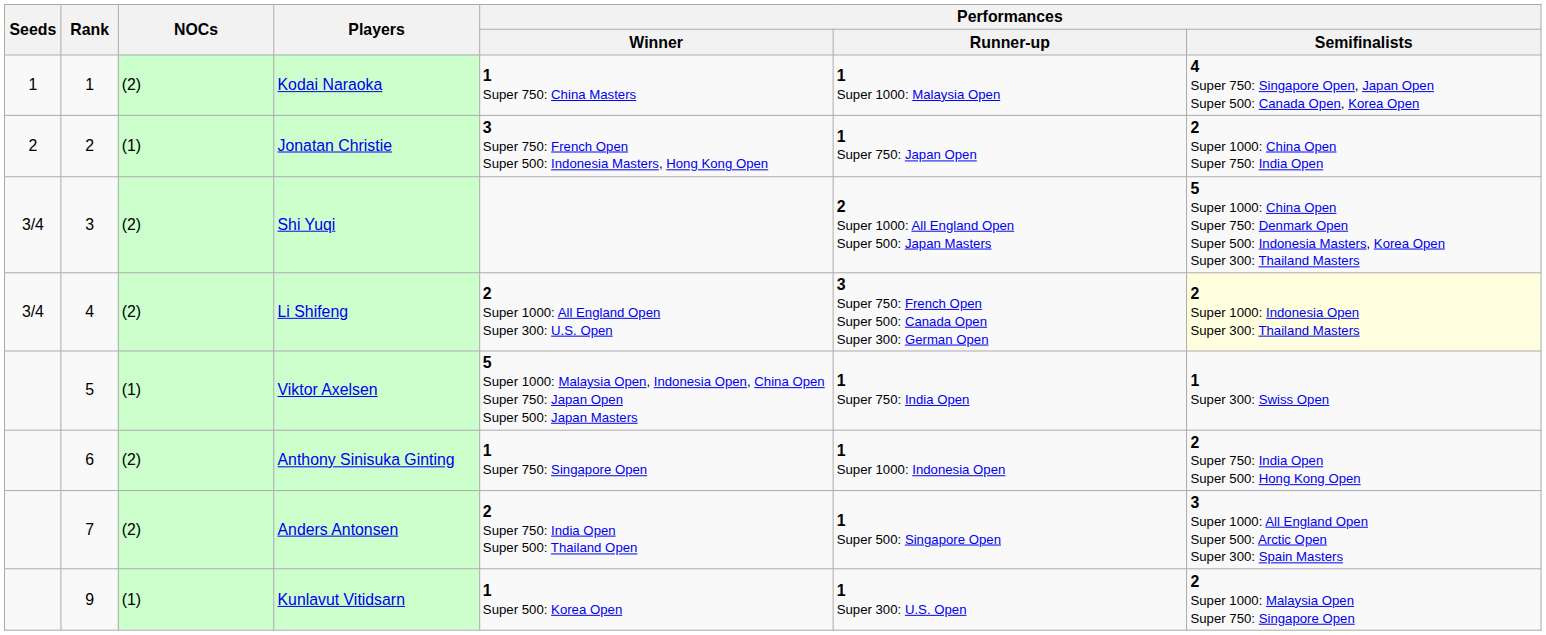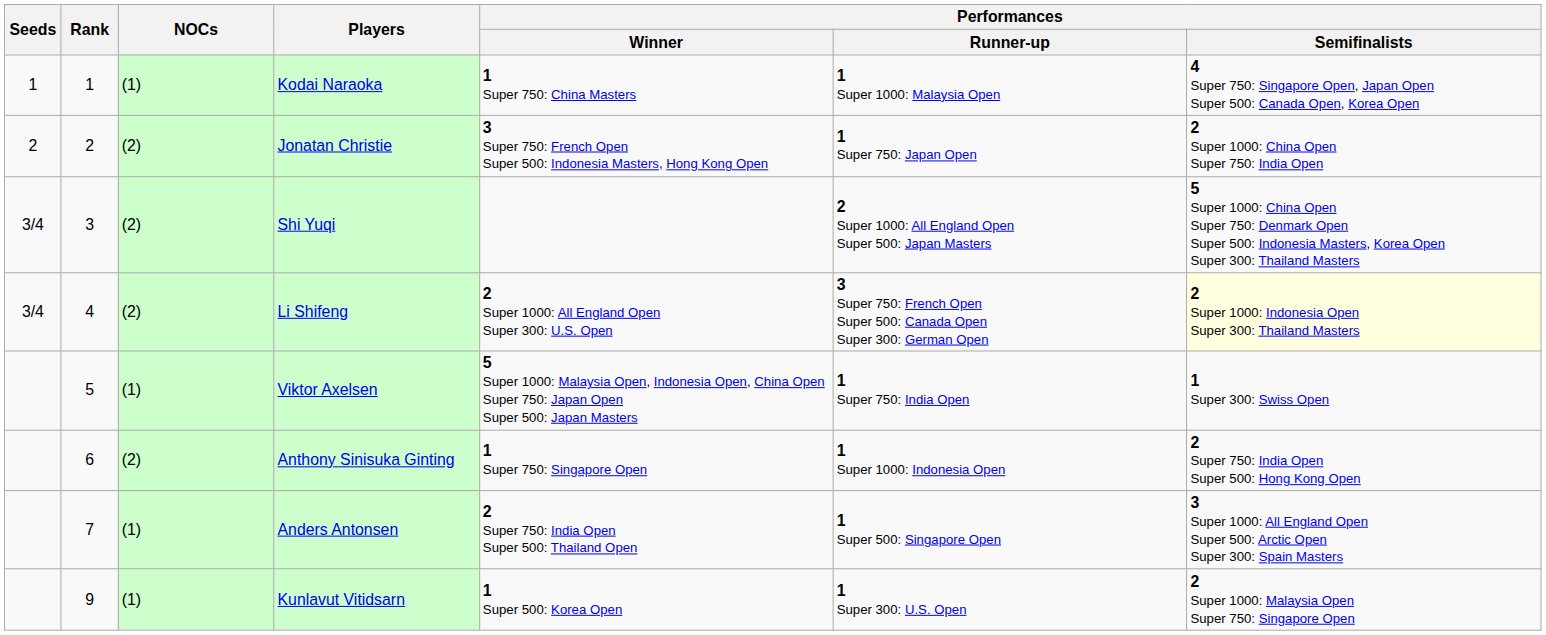(131, 85) (2) -> (131, 85) (1)
(131, 145) (1) -> (131, 145) (2)
(131, 529) (2) -> (131, 529) (1)
